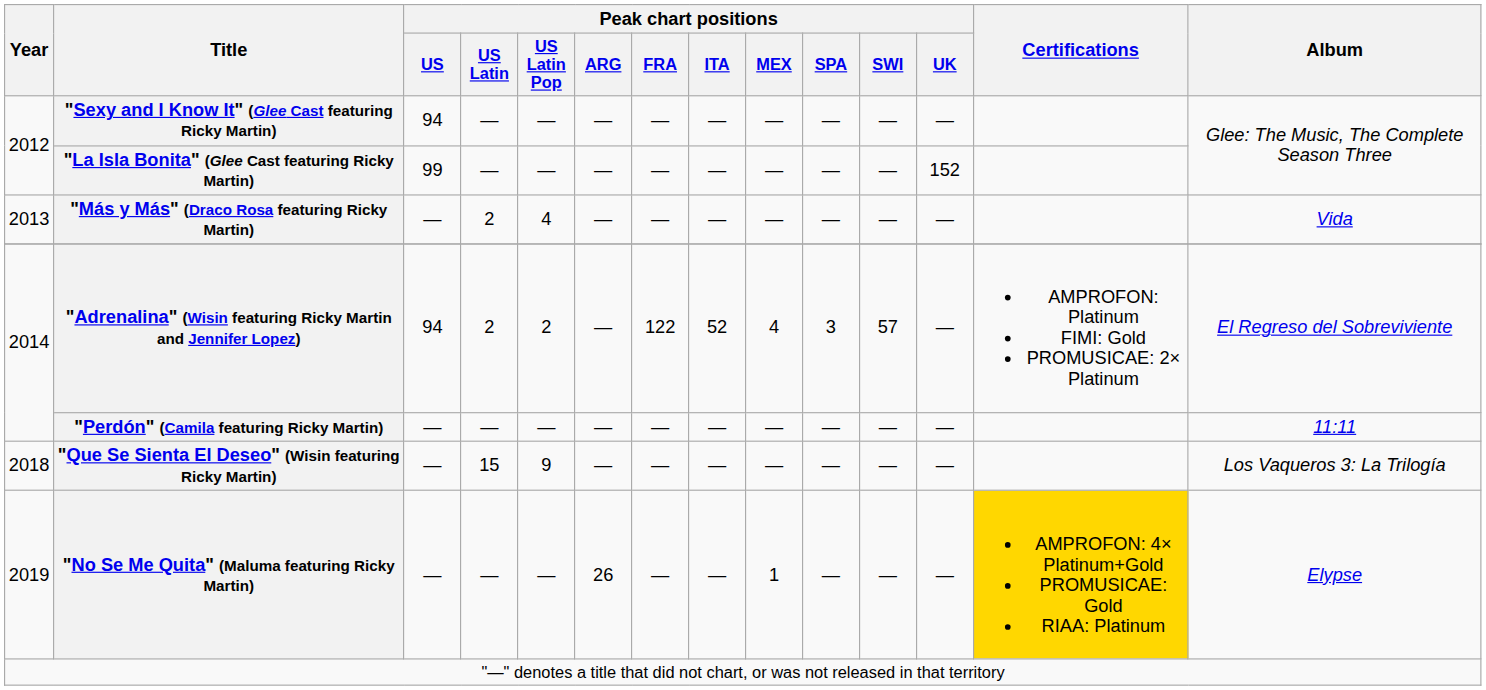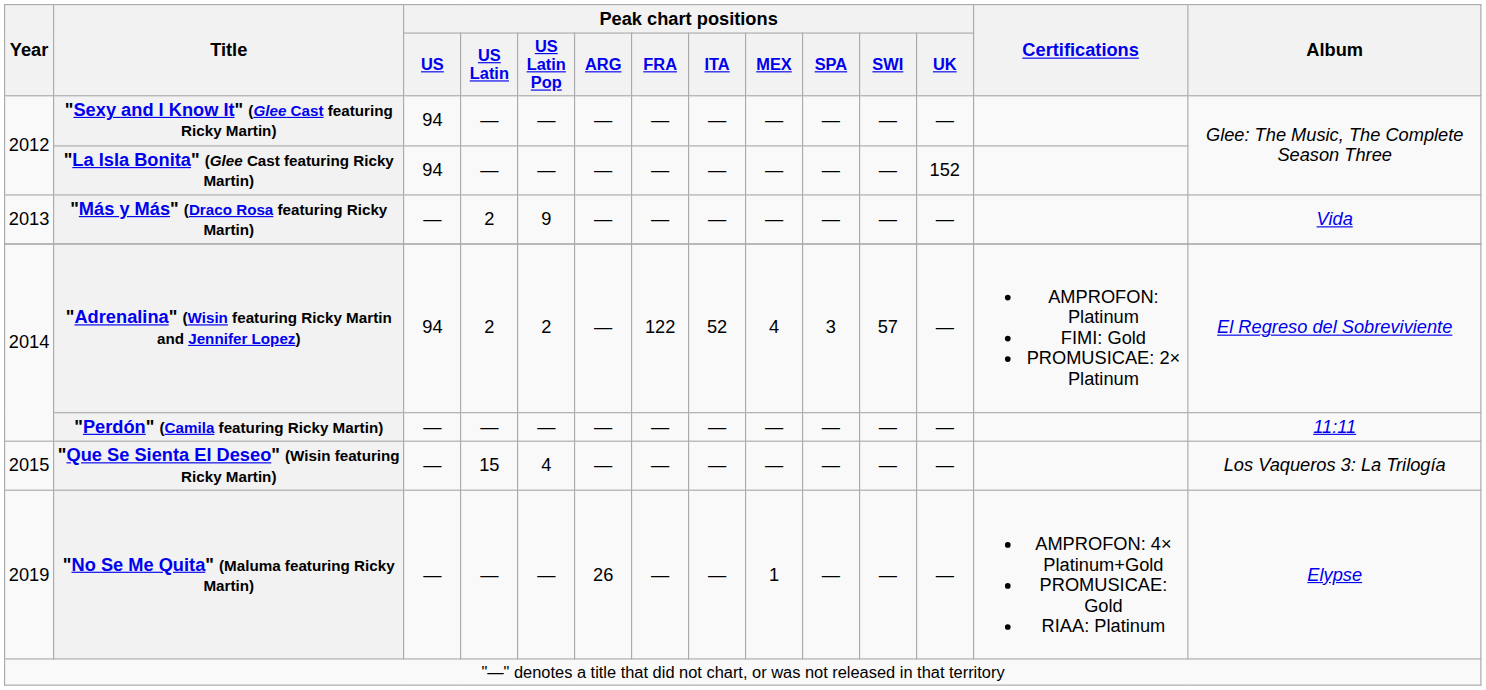(432, 170) 99 -> (432, 170) 94
(546, 219) 4 -> (546, 219) 9
(29, 465) 2018 -> (29, 465) 2015
(546, 465) 9 -> (546, 465) 4
(1081, 585) gold background -> (1081, 585) no background
